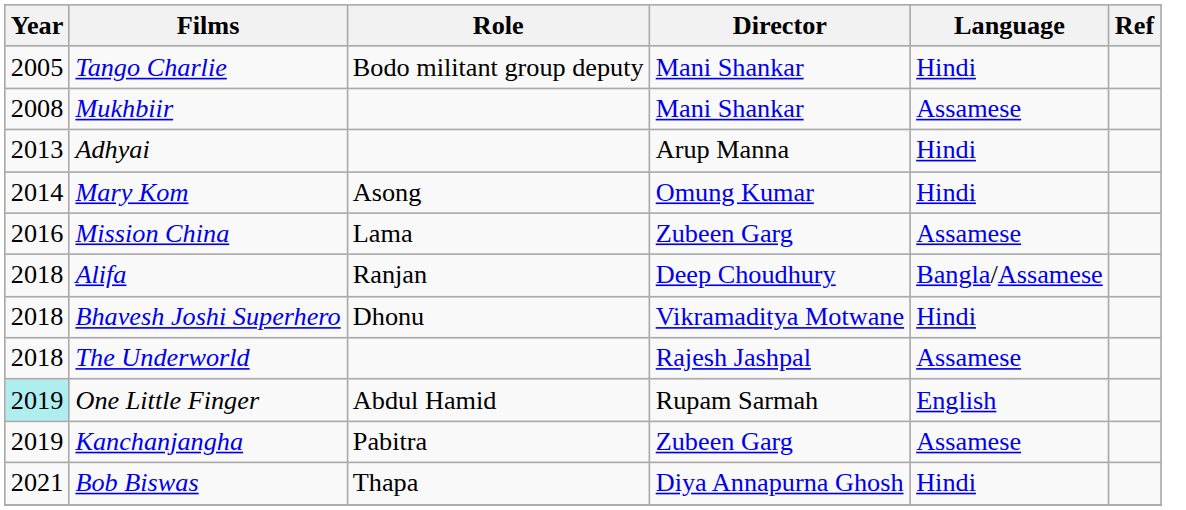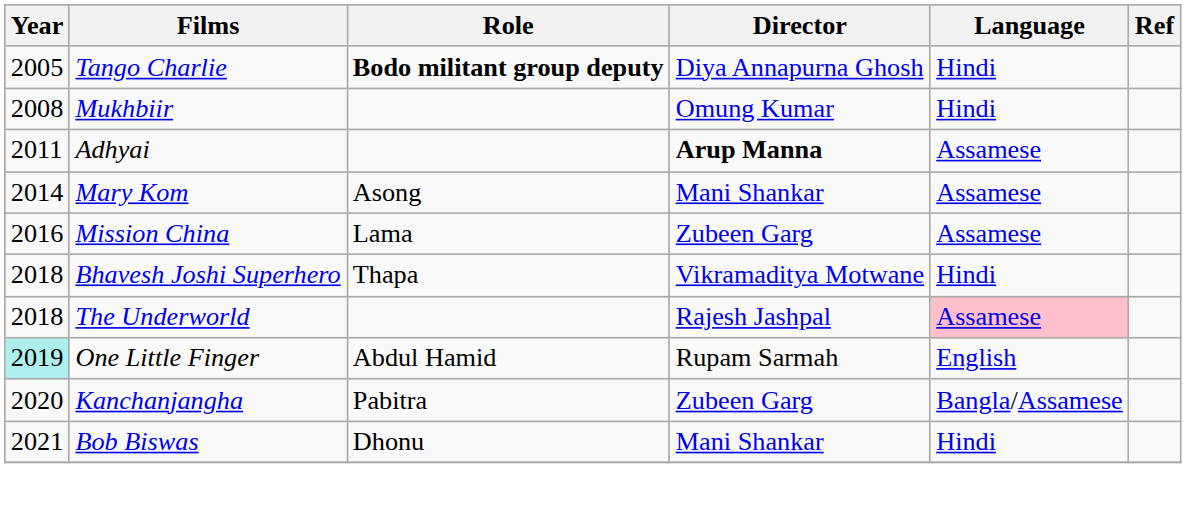(498, 66) normal -> (508, 66) bold
(730, 66) Mani Shankar -> (800, 66) Diya Annapurna Ghosh
(730, 108) Mani Shankar -> (755, 108) Omung Kumar
(969, 108) Assamese -> (966, 108) Hindi
(37, 150) 2013 -> (37, 150) 2011
(722, 150) normal -> (749, 150) bold
(946, 150) Hindi -> (989, 150) Assamese
(735, 191) Omung Kumar -> (750, 191) Mani Shankar
(946, 191) Hindi -> (989, 191) Assamese
- row: (101, 274)
(389, 316) Dhonu -> (386, 274) Thapa
(969, 358) no background -> (989, 316) pink background
(37, 441) 2019 -> (37, 399) 2020
(969, 441) Assamese -> (1029, 399) Bangla/Assamese
(386, 483) Thapa -> (389, 441) Dhonu
(780, 483) Diya Annapurna Ghosh -> (750, 441) Mani Shankar
